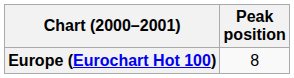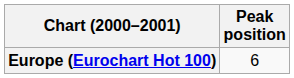(255, 60) 8 -> (255, 60) 6
